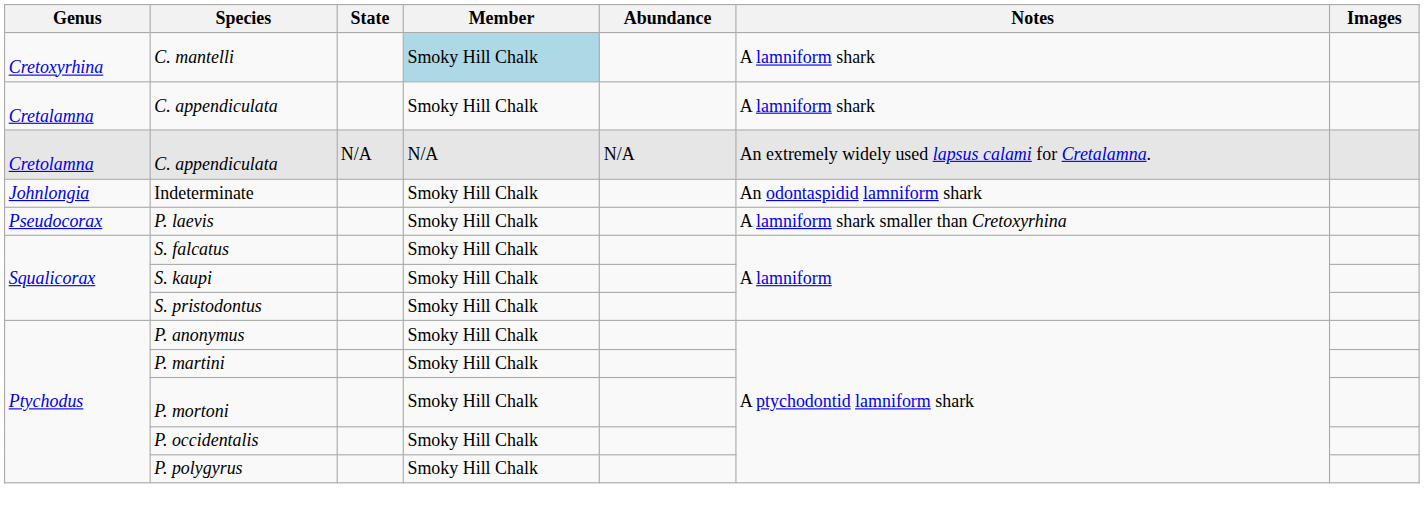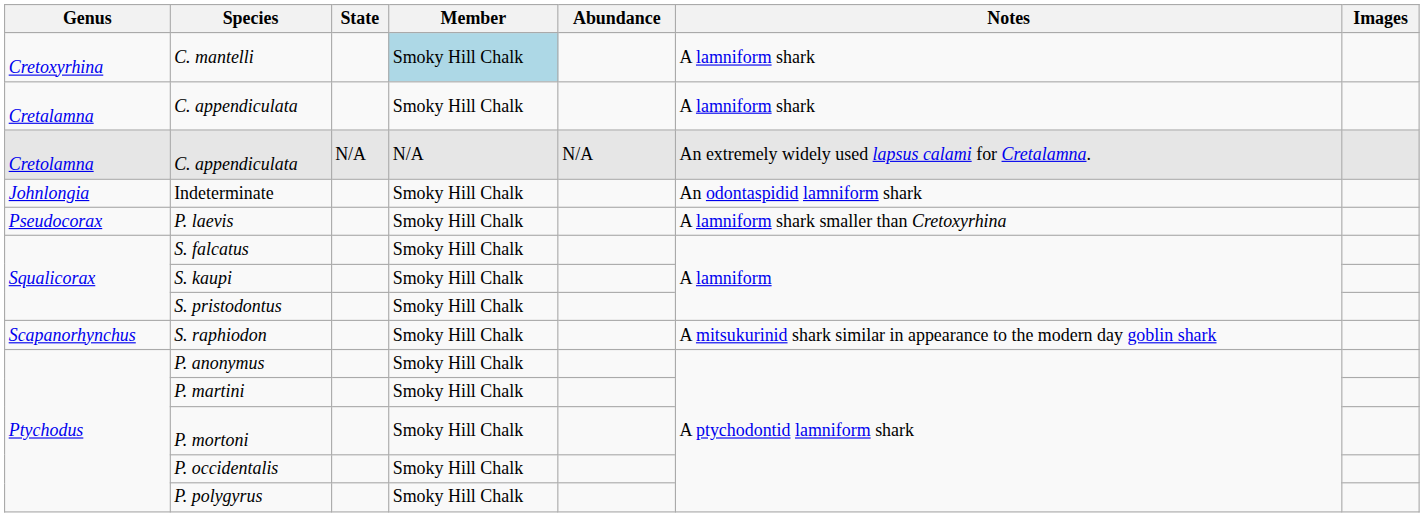+ row: (72, 334)
